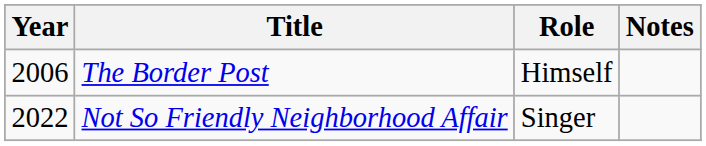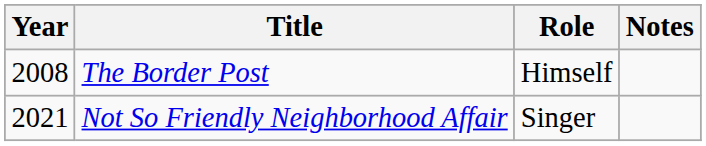(40, 72) 2006 -> (40, 72) 2008
(40, 117) 2022 -> (40, 117) 2021
